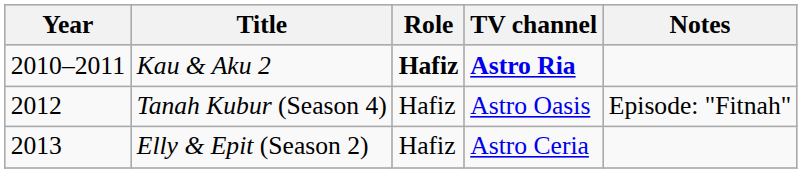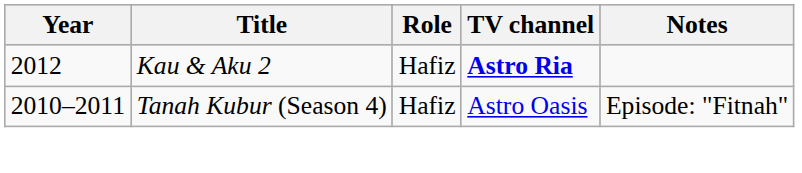(68, 65) 2010–2011 -> (36, 65) 2012
(429, 65) bold -> (427, 65) normal
(36, 106) 2012 -> (68, 106) 2010–2011
- row: (253, 146)
